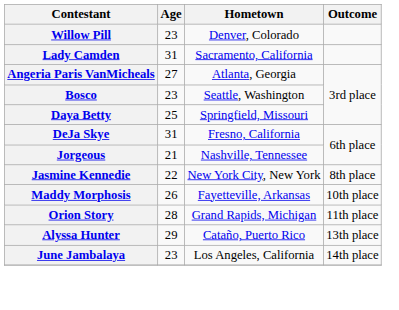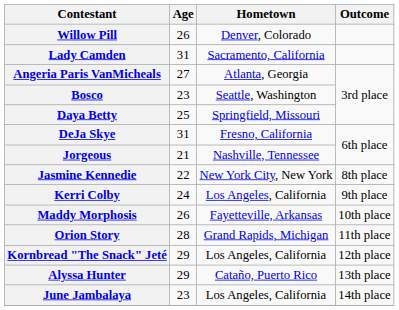(171, 34) 23 -> (183, 34) 26
+ row: (87, 194)
+ row: (87, 255)
